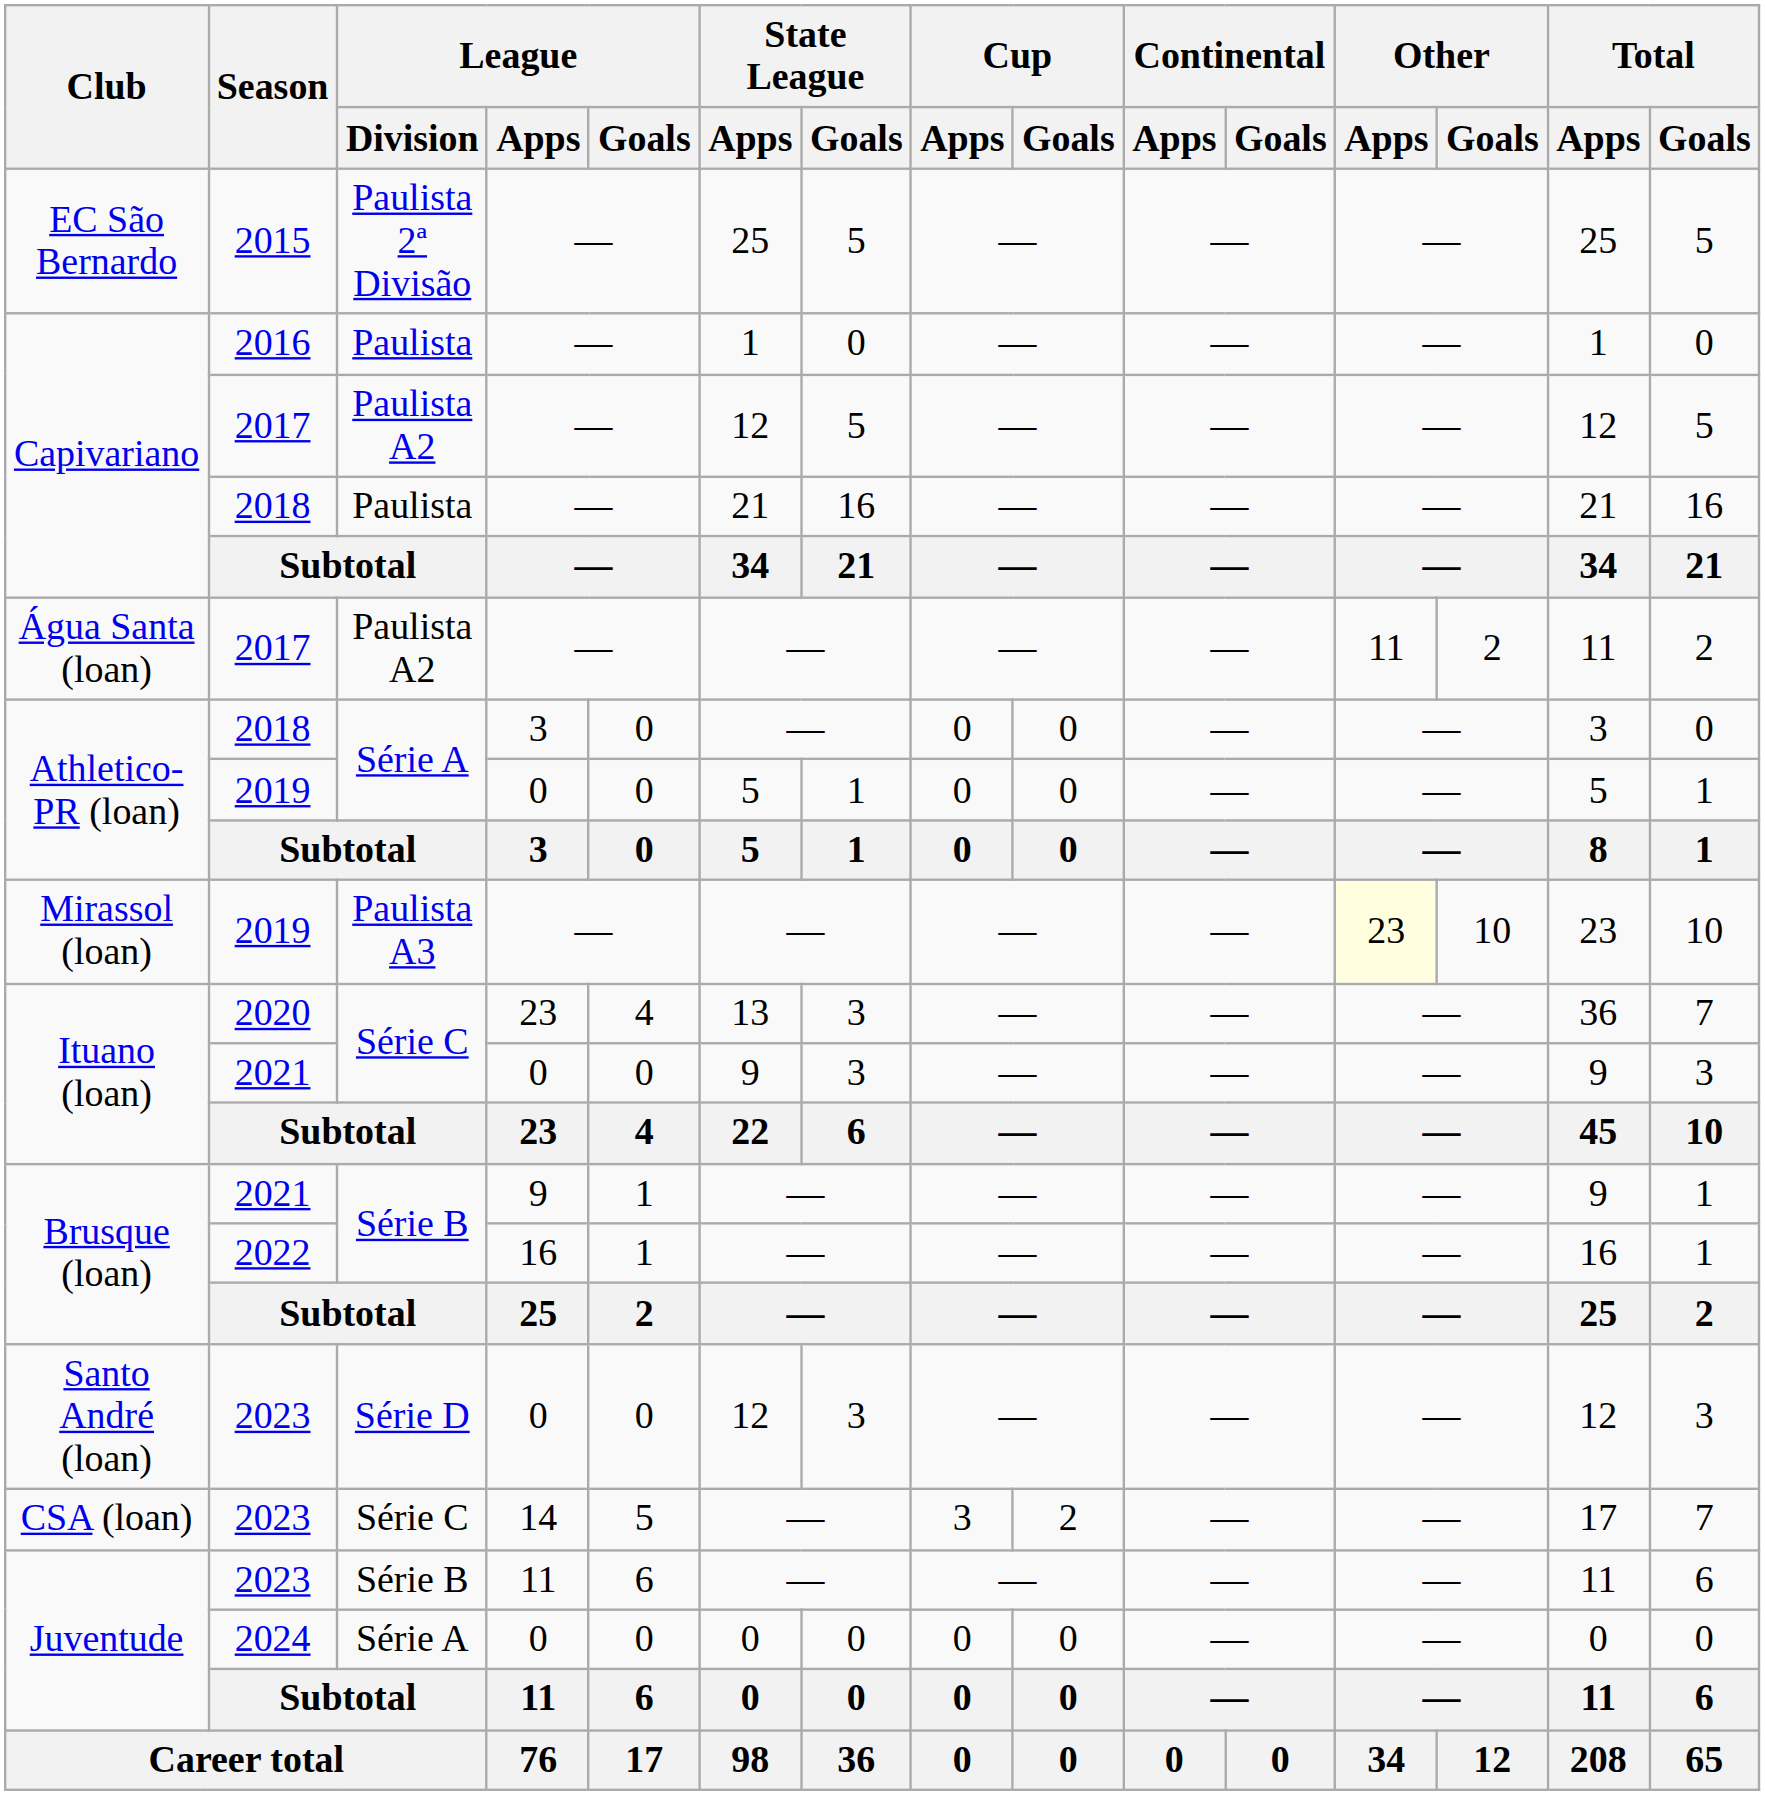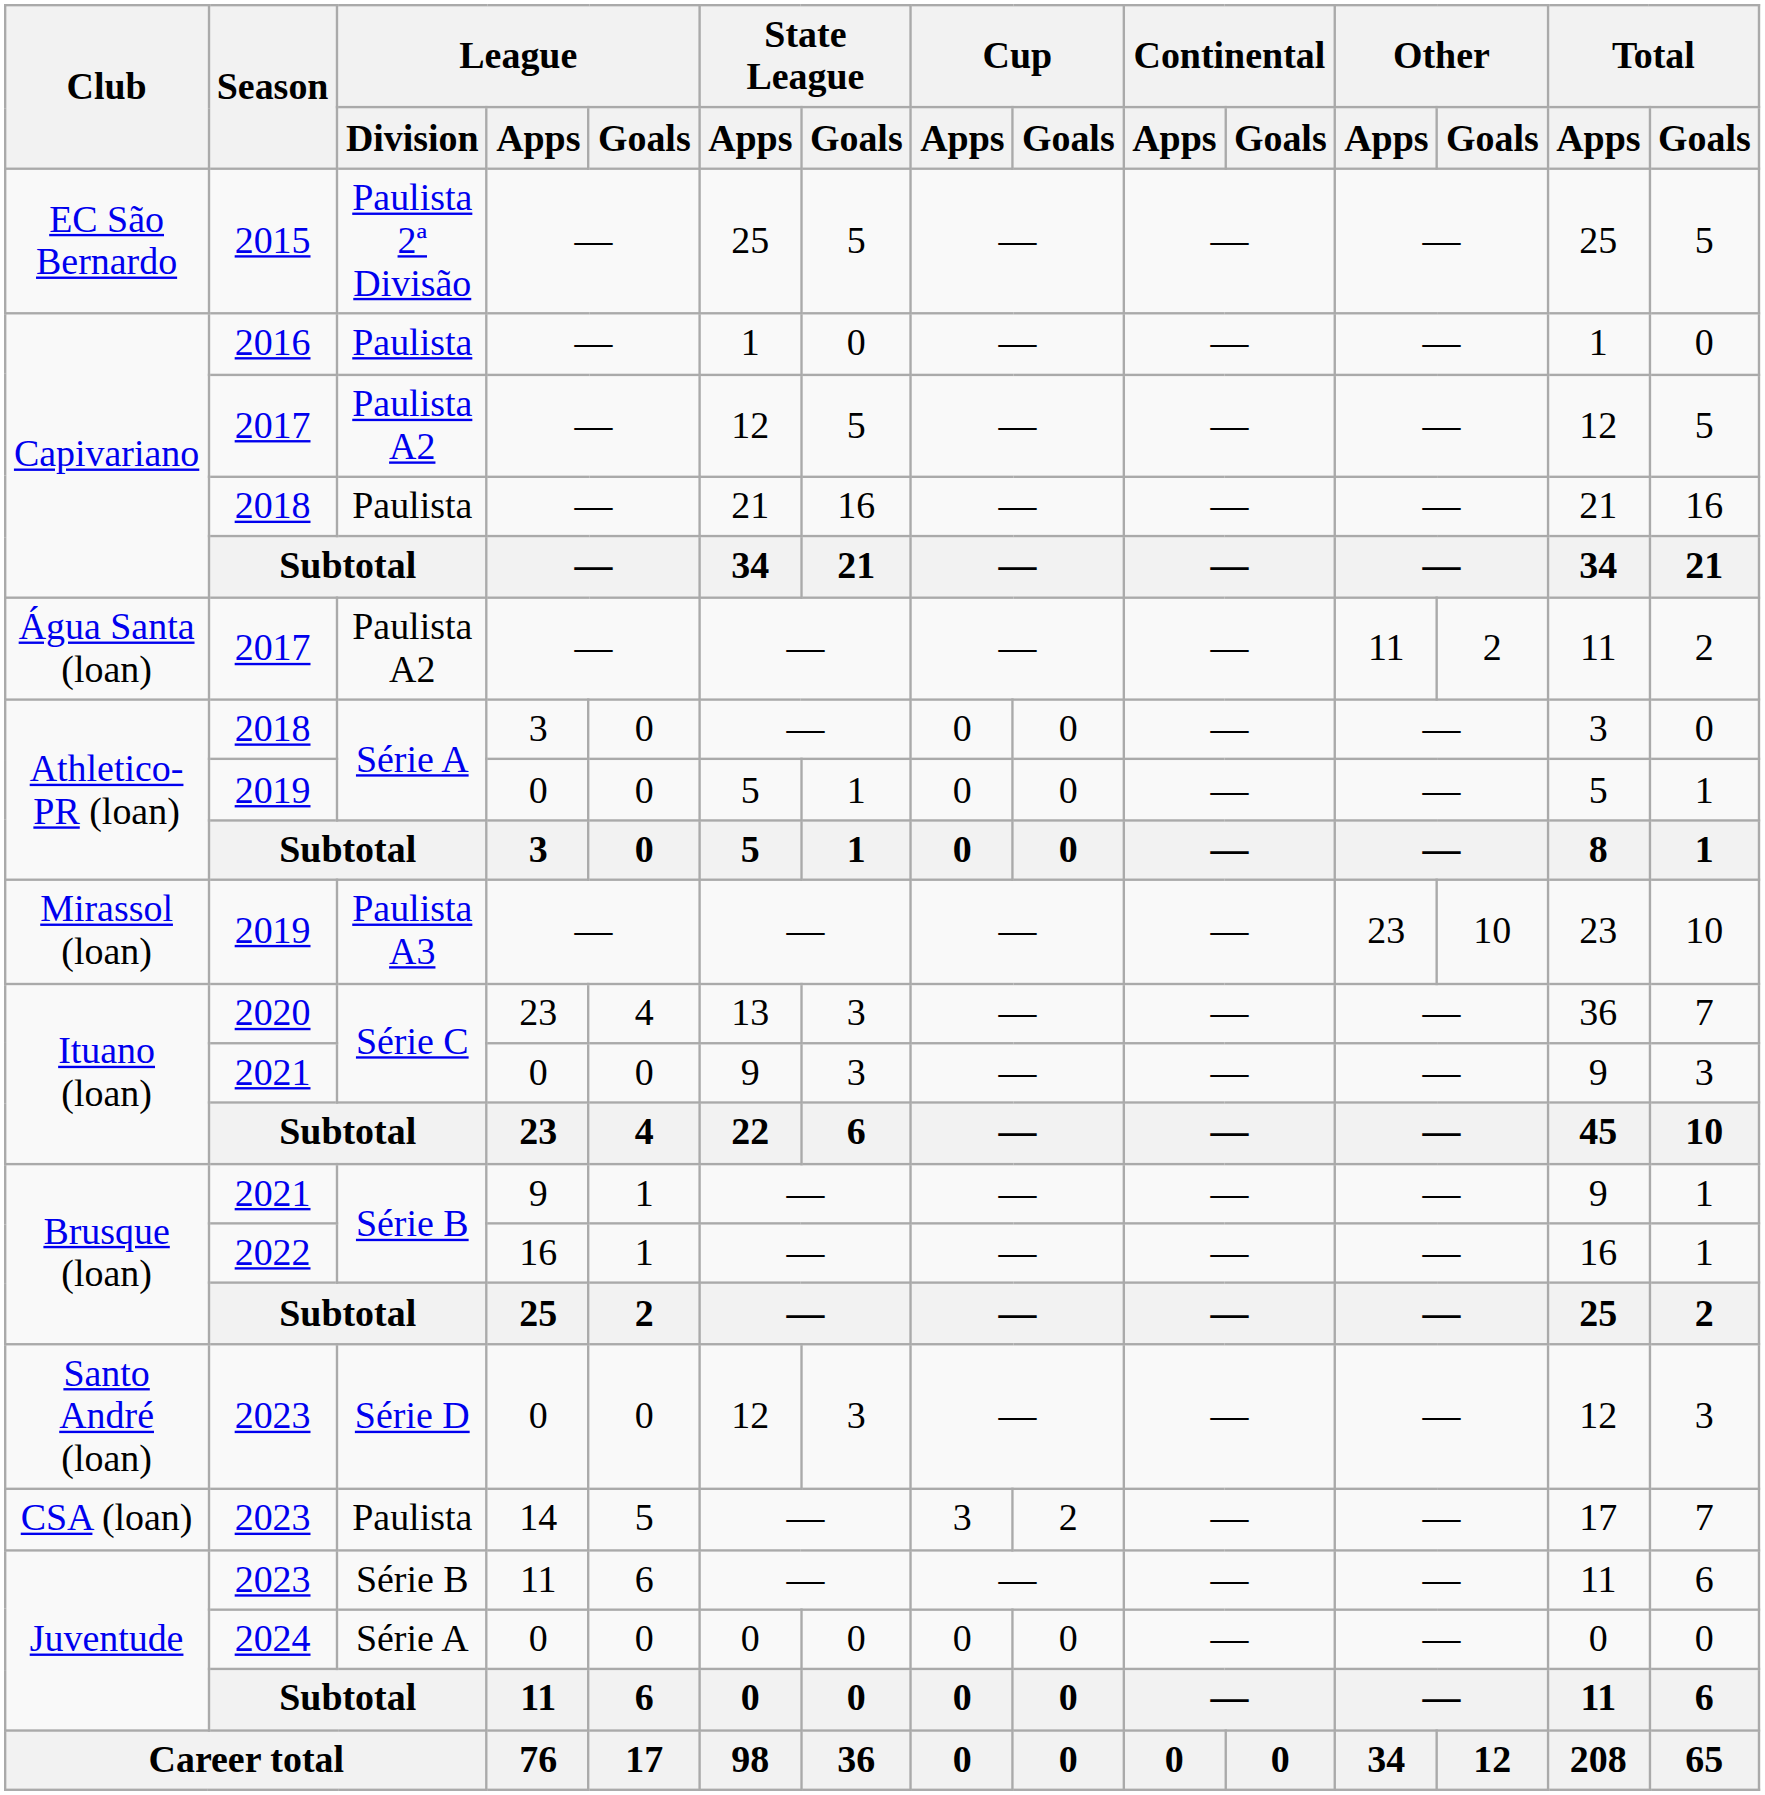(1386, 930) lightyellow background -> (1386, 930) no background
(412, 1518) Série C -> (412, 1518) Paulista
